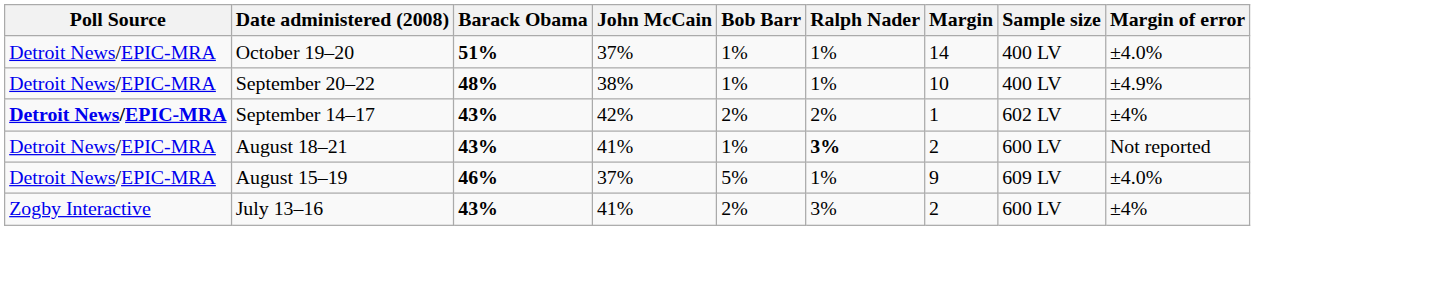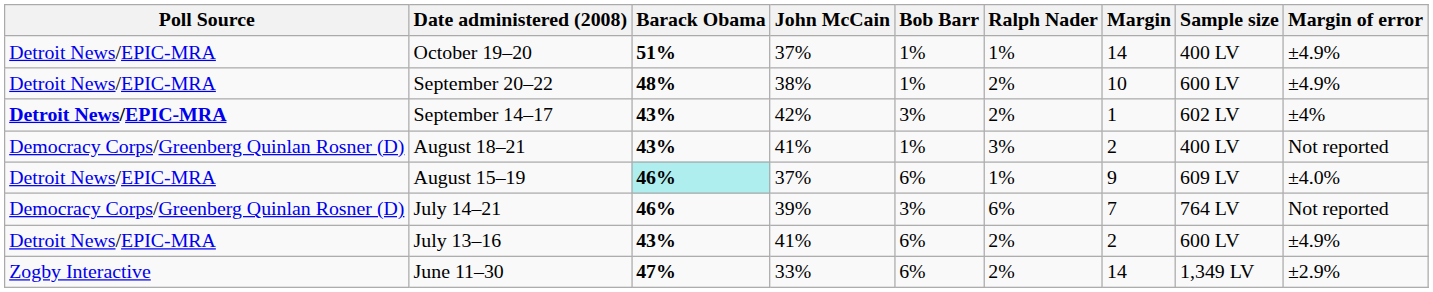(1136, 51) ±4.0% -> (1314, 51) ±4.9%
(824, 83) 1% -> (1001, 83) 2%
(1032, 83) 400 LV -> (1210, 83) 600 LV
(734, 114) 2% -> (912, 114) 3%
(113, 146) Detroit News/EPIC-MRA -> (207, 146) Democracy Corps/Greenberg Quinlan Rosner (D)
(825, 146) bold -> (1001, 146) normal
(1032, 146) 600 LV -> (1210, 146) 400 LV
(478, 177) no background -> (656, 177) paleturquoise background
(734, 177) 5% -> (912, 177) 6%
+ row: (457, 209)
(80, 209) Zogby Interactive -> (113, 240) Detroit News/EPIC-MRA
(734, 209) 2% -> (912, 240) 6%
(824, 209) 3% -> (1001, 240) 2%
(1129, 209) ±4% -> (1314, 240) ±4.9%
+ row: (459, 271)
